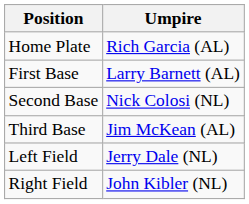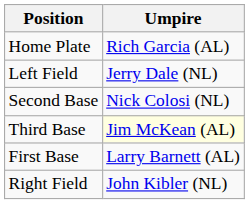rows swapped: (44, 73) <-> (43, 156)
(171, 128) no background -> (171, 128) lightyellow background
